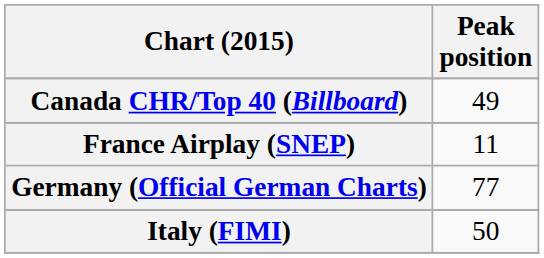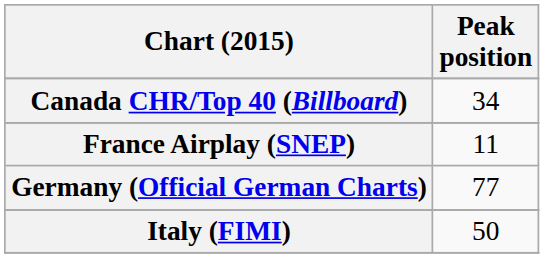(486, 100) 49 -> (486, 100) 34
